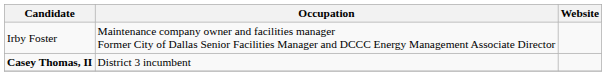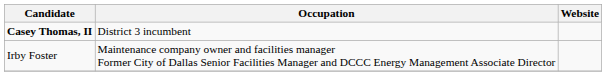rows swapped: (32, 37) <-> (50, 62)
